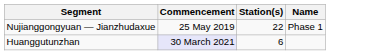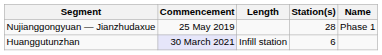+ column: (263, 12)
(278, 27) 22 -> (330, 27) 28
